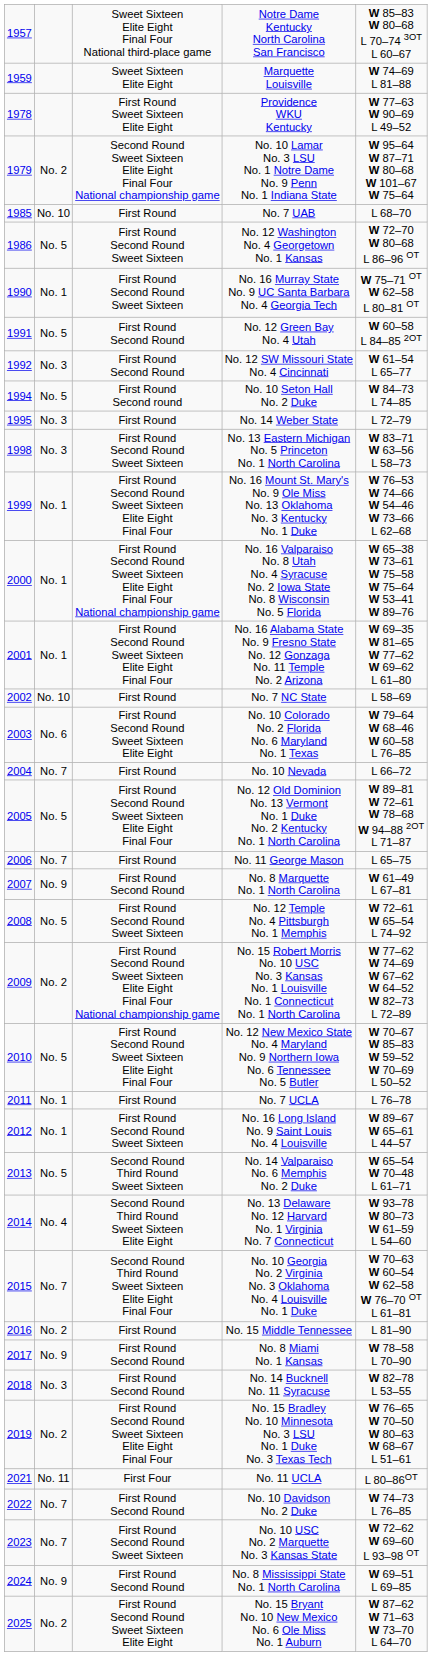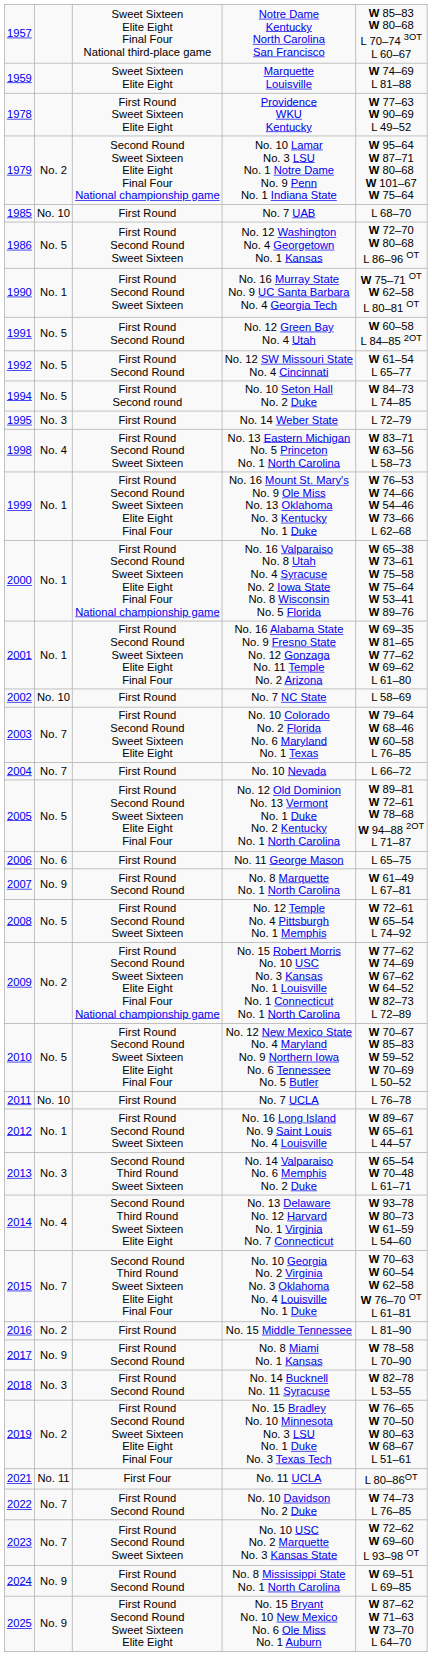(54, 365) No. 3 -> (54, 365) No. 5
(54, 450) No. 3 -> (54, 450) No. 4
(54, 734) No. 6 -> (54, 734) No. 7
(54, 860) No. 7 -> (54, 860) No. 6
(54, 1100) No. 1 -> (54, 1100) No. 10
(54, 1173) No. 5 -> (54, 1173) No. 3
(54, 1623) No. 2 -> (54, 1623) No. 9
